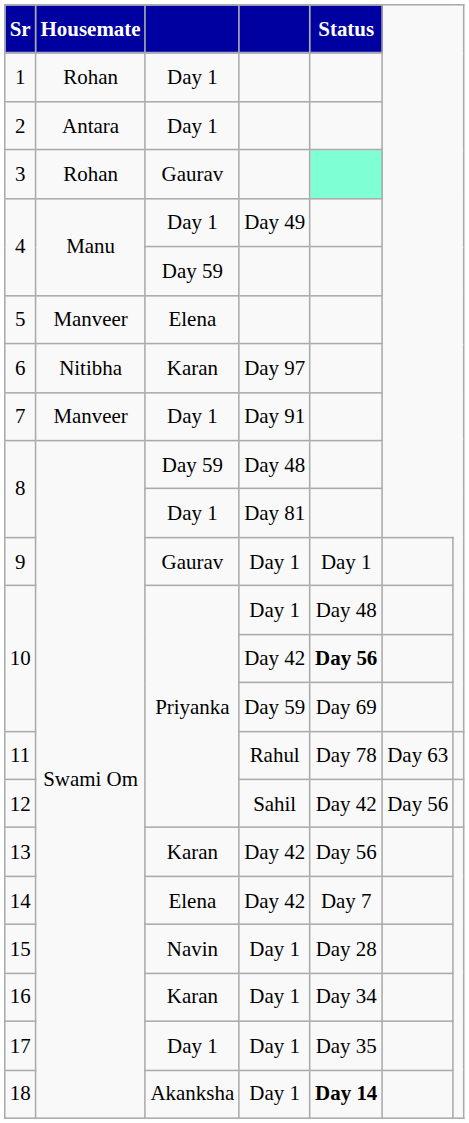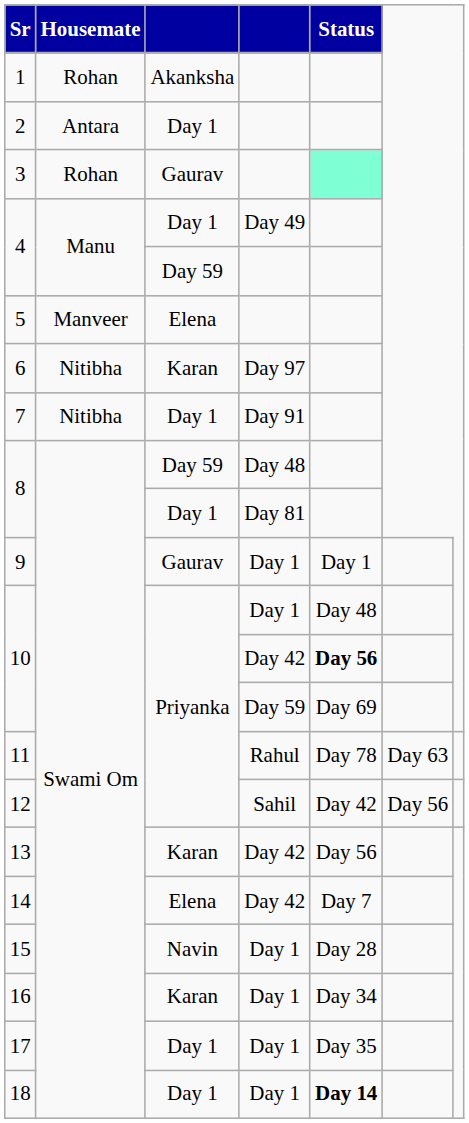(192, 77) Day 1 -> (192, 77) Akanksha
(91, 416) Manveer -> (91, 416) Nitibha
(192, 1094) Akanksha -> (192, 1094) Day 1
